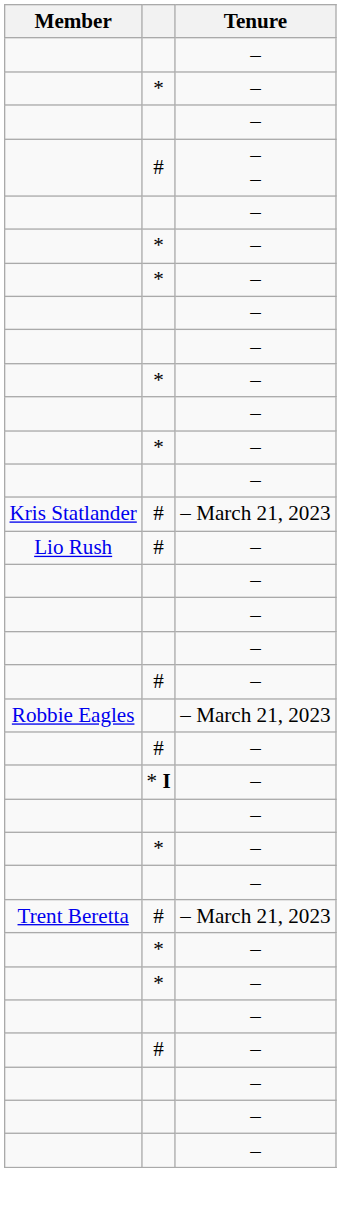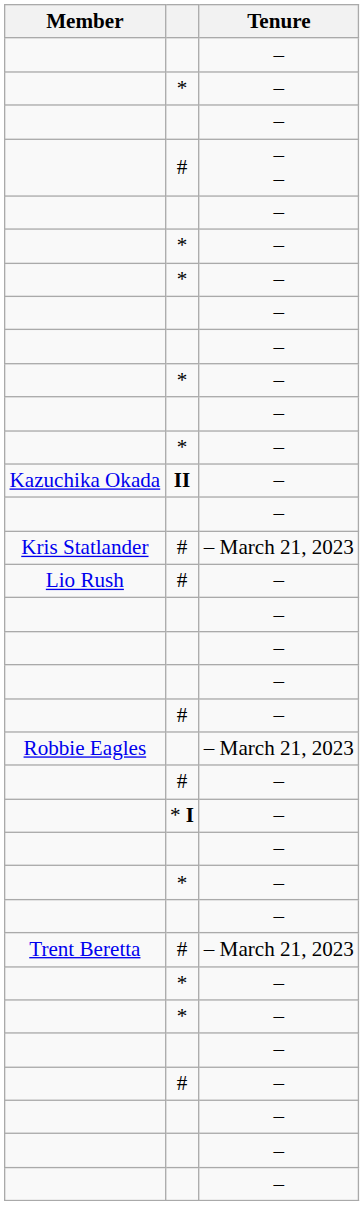+ row: (85, 480)
